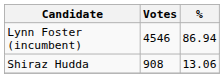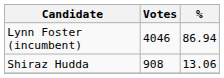(157, 39) 4546 -> (157, 39) 4046
